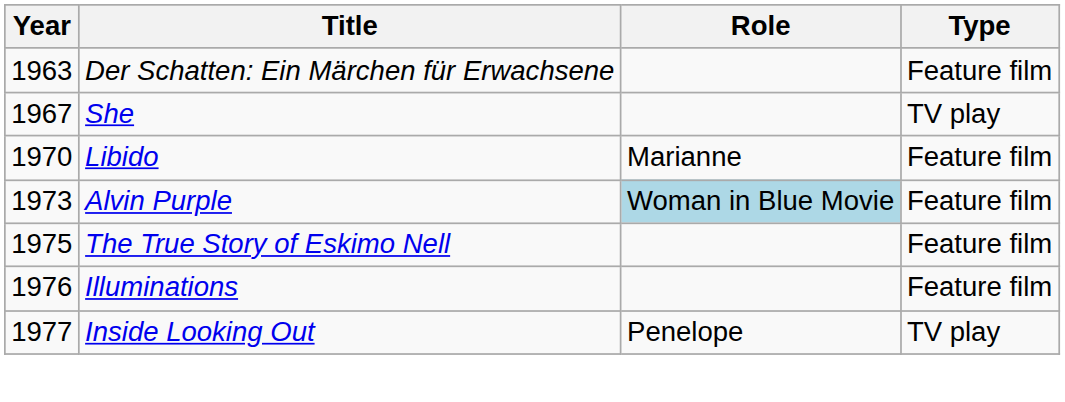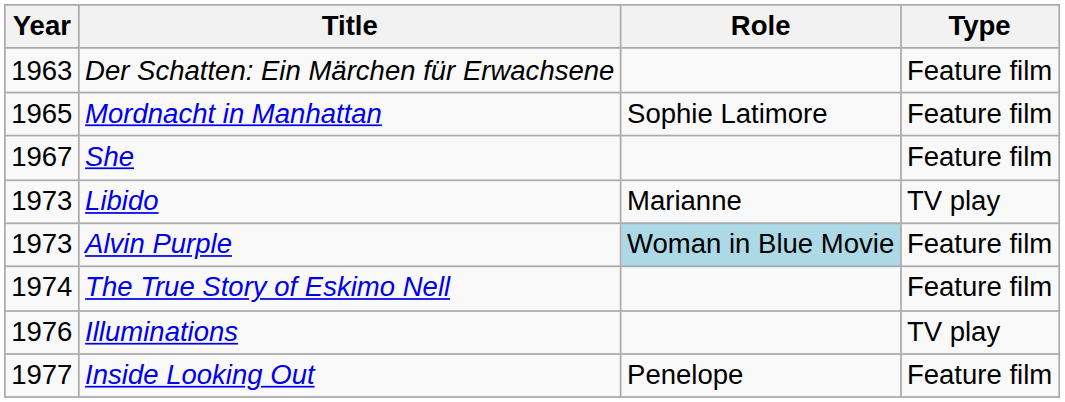+ row: (233, 113)
(954, 113) TV play -> (980, 157) Feature film
(42, 157) 1970 -> (42, 200) 1973
(980, 157) Feature film -> (954, 200) TV play
(42, 244) 1975 -> (42, 288) 1974
(980, 288) Feature film -> (954, 331) TV play
(954, 331) TV play -> (980, 375) Feature film
